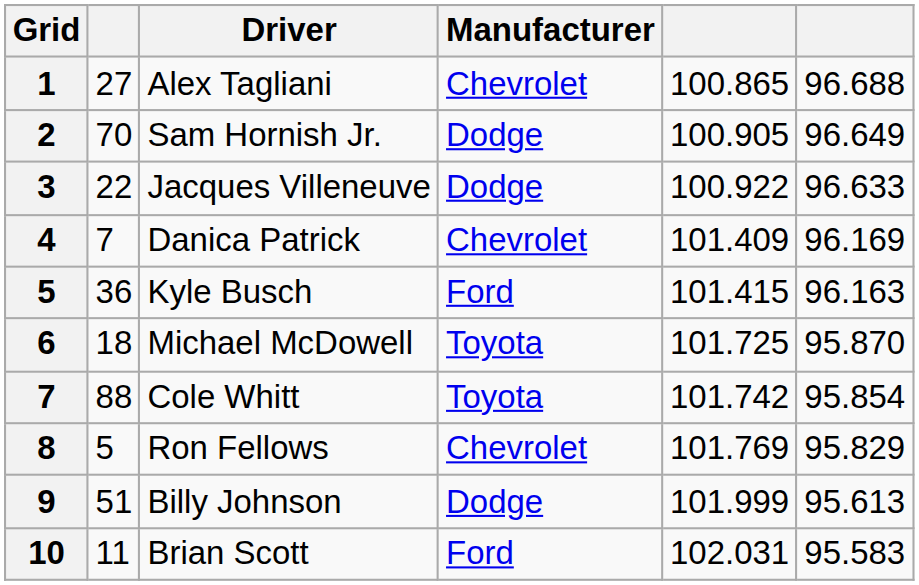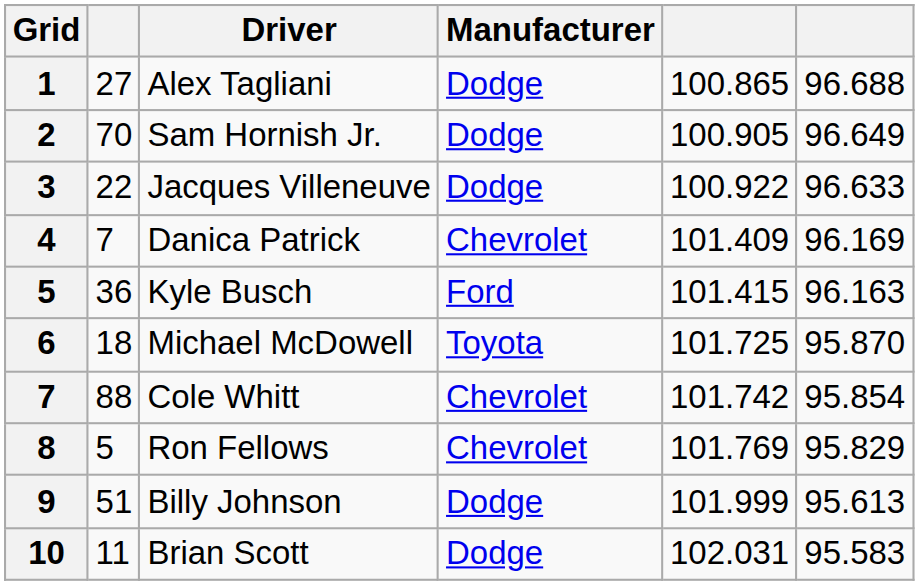(517, 82) Chevrolet -> (495, 82) Dodge
(495, 396) Toyota -> (517, 396) Chevrolet
(480, 553) Ford -> (495, 553) Dodge
